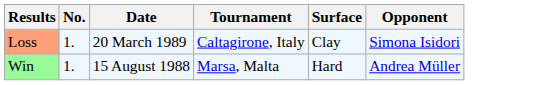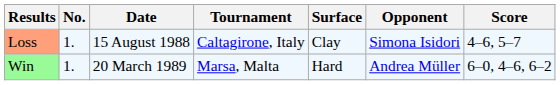+ column: (509, 16)
(140, 41) 20 March 1989 -> (141, 41) 15 August 1988
(141, 66) 15 August 1988 -> (140, 66) 20 March 1989
